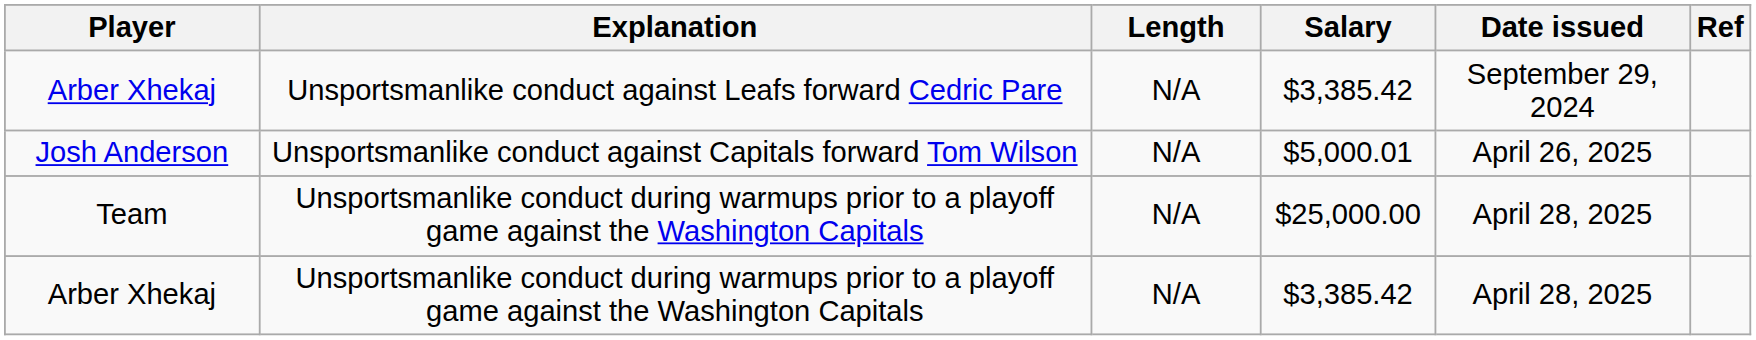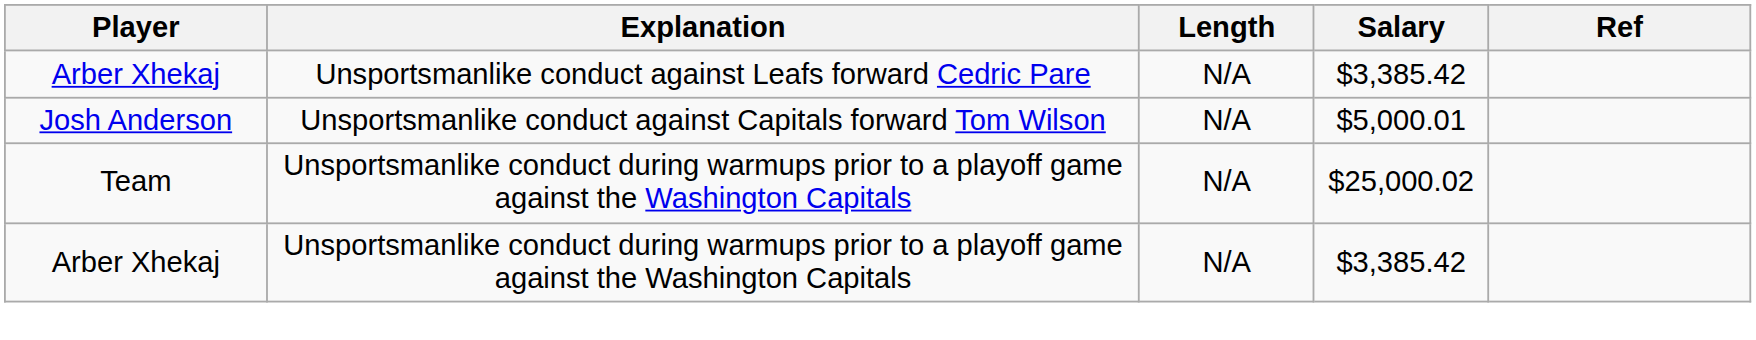- column: (1562, 27)
(1348, 215) $25,000.00 -> (1401, 182) $25,000.02
